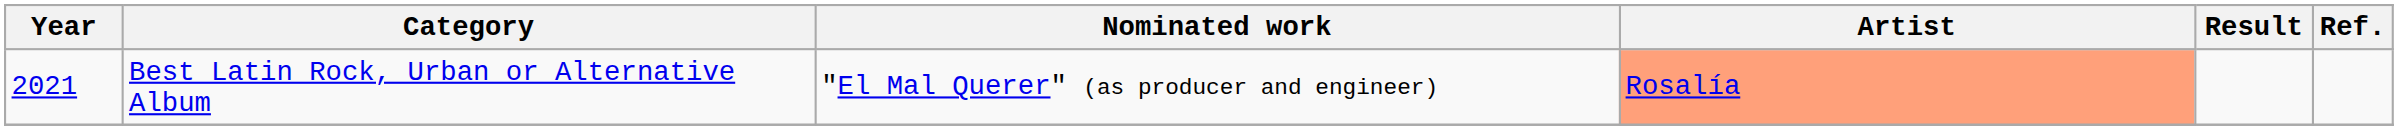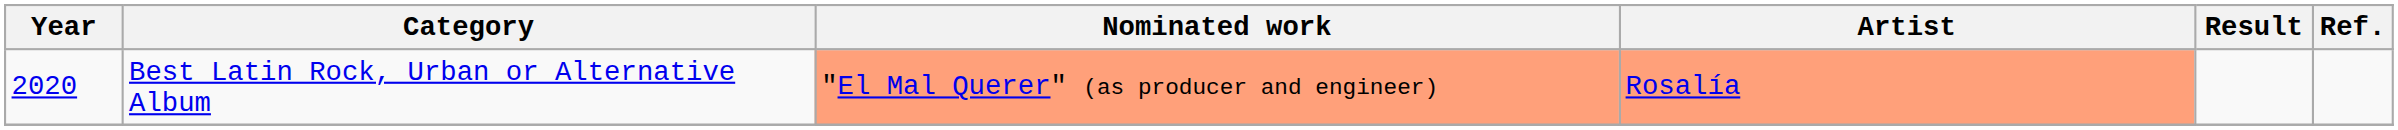(44, 88) 2021 -> (44, 88) 2020
(1130, 88) no background -> (1130, 88) lightsalmon background
